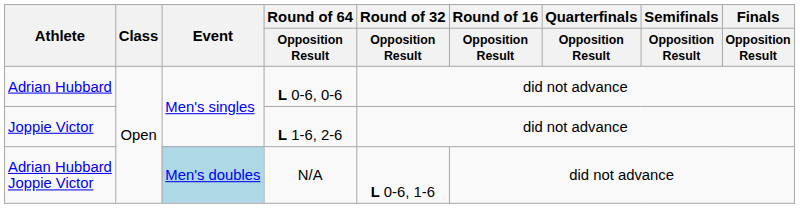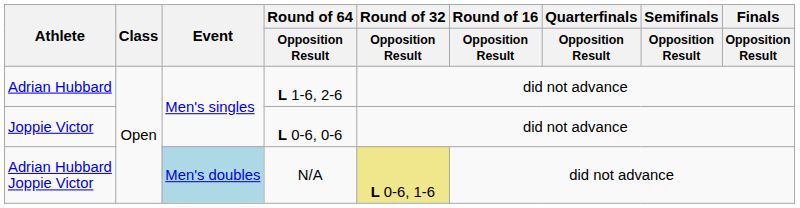(310, 95) L 0-6, 0-6 -> (310, 95) L 1-6, 2-6
(310, 135) L 1-6, 2-6 -> (310, 135) L 0-6, 0-6
(403, 192) no background -> (403, 192) khaki background
